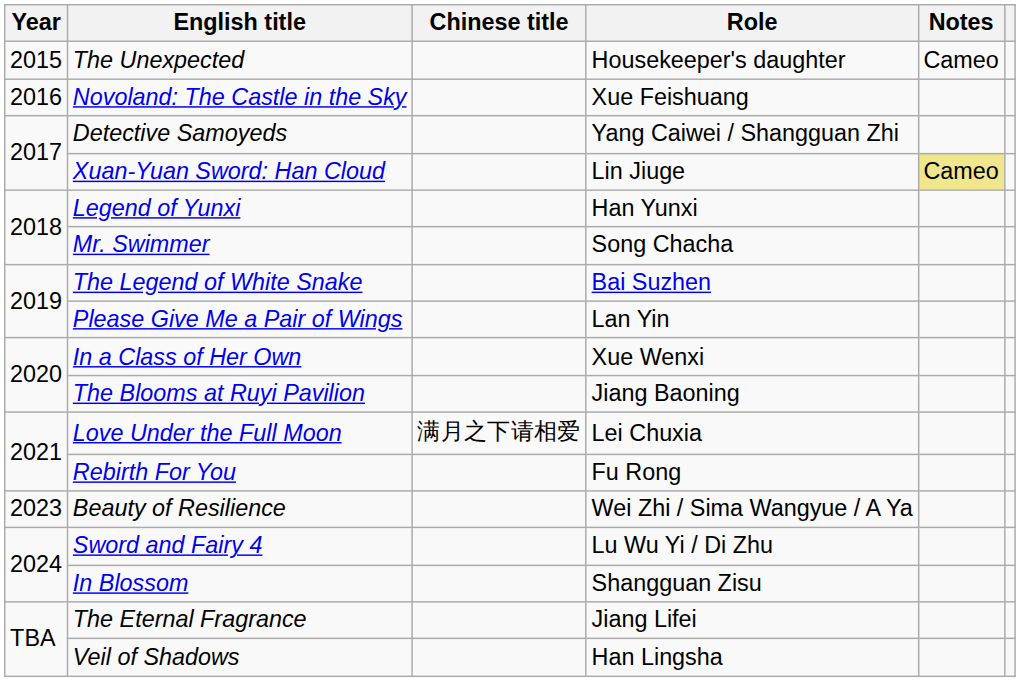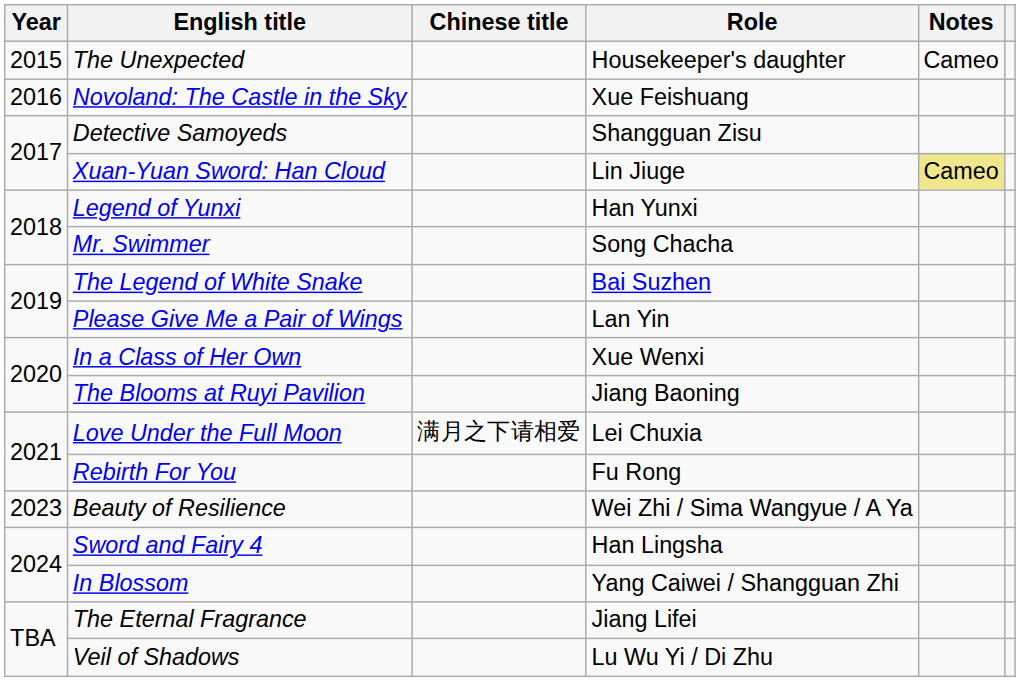(745, 134) Yang Caiwei / Shangguan Zhi -> (677, 134) Shangguan Zisu
(682, 546) Lu Wu Yi / Di Zhu -> (657, 546) Han Lingsha
(677, 583) Shangguan Zisu -> (745, 583) Yang Caiwei / Shangguan Zhi
(657, 657) Han Lingsha -> (682, 657) Lu Wu Yi / Di Zhu
